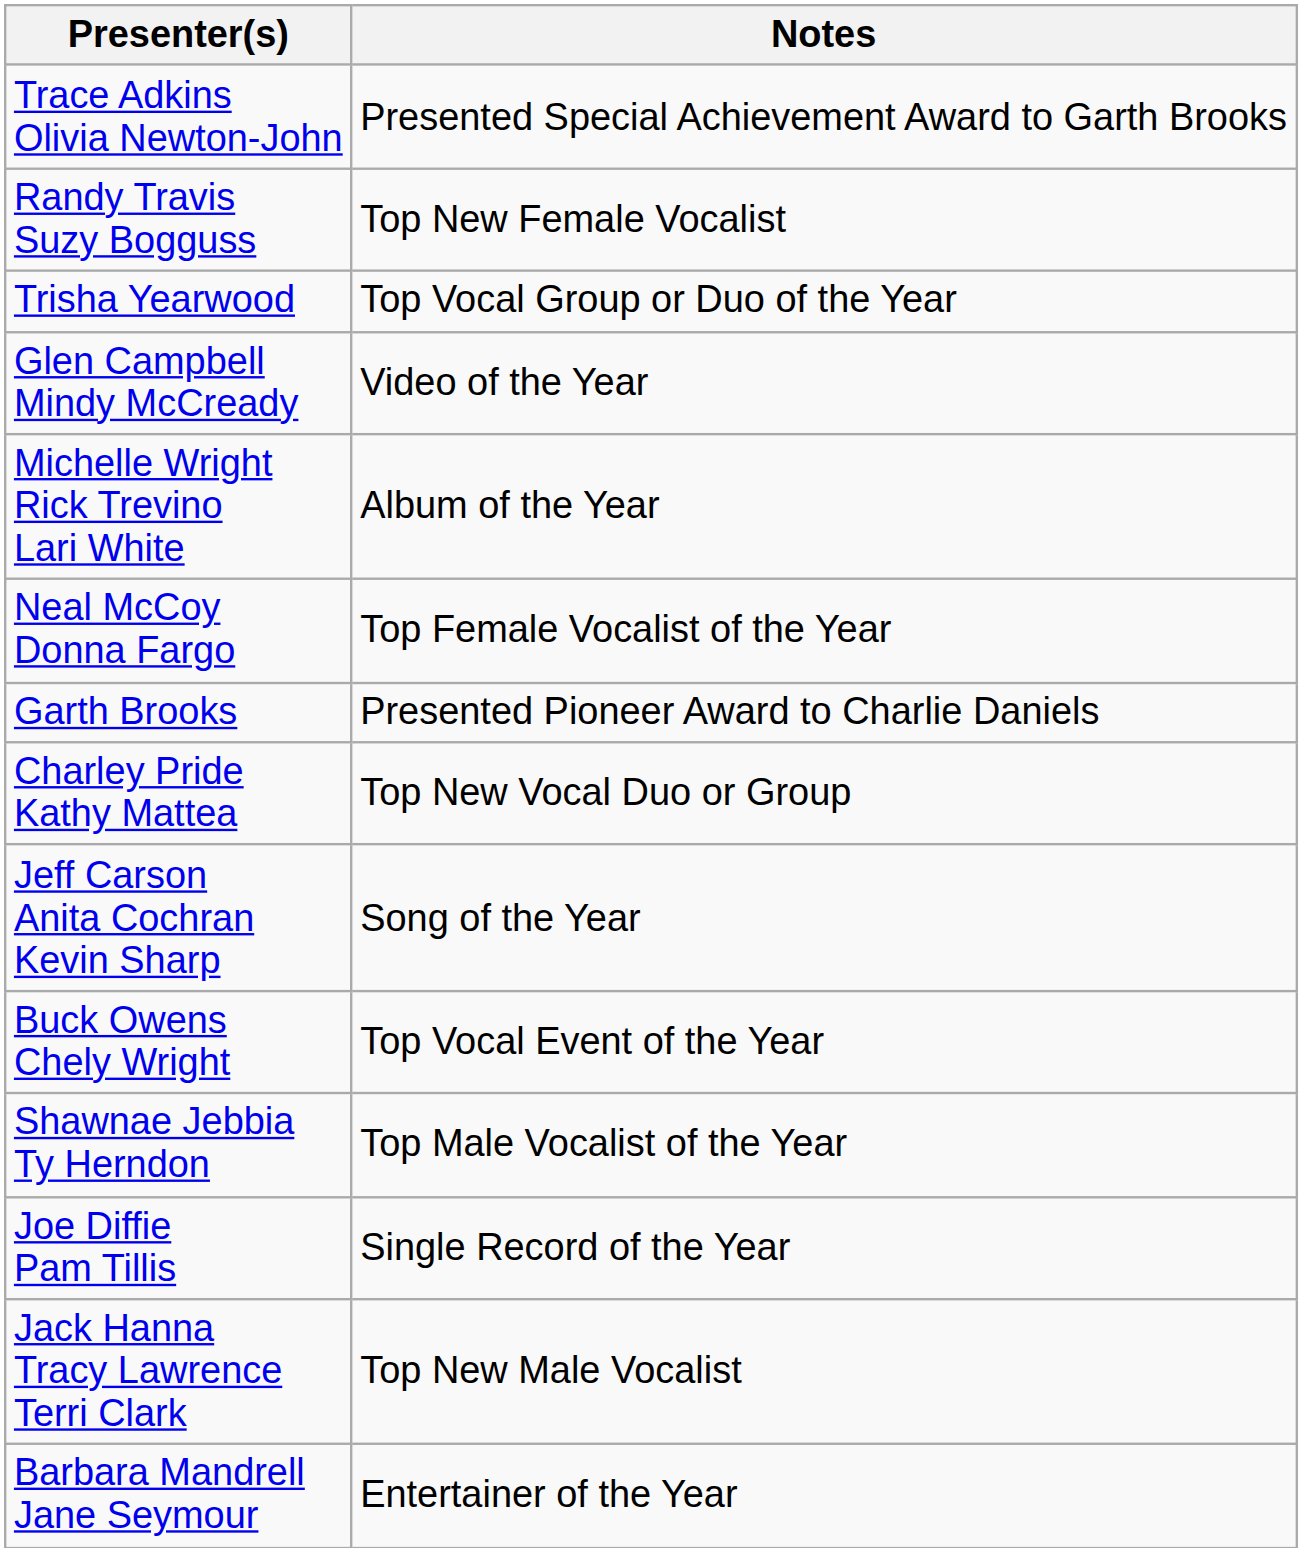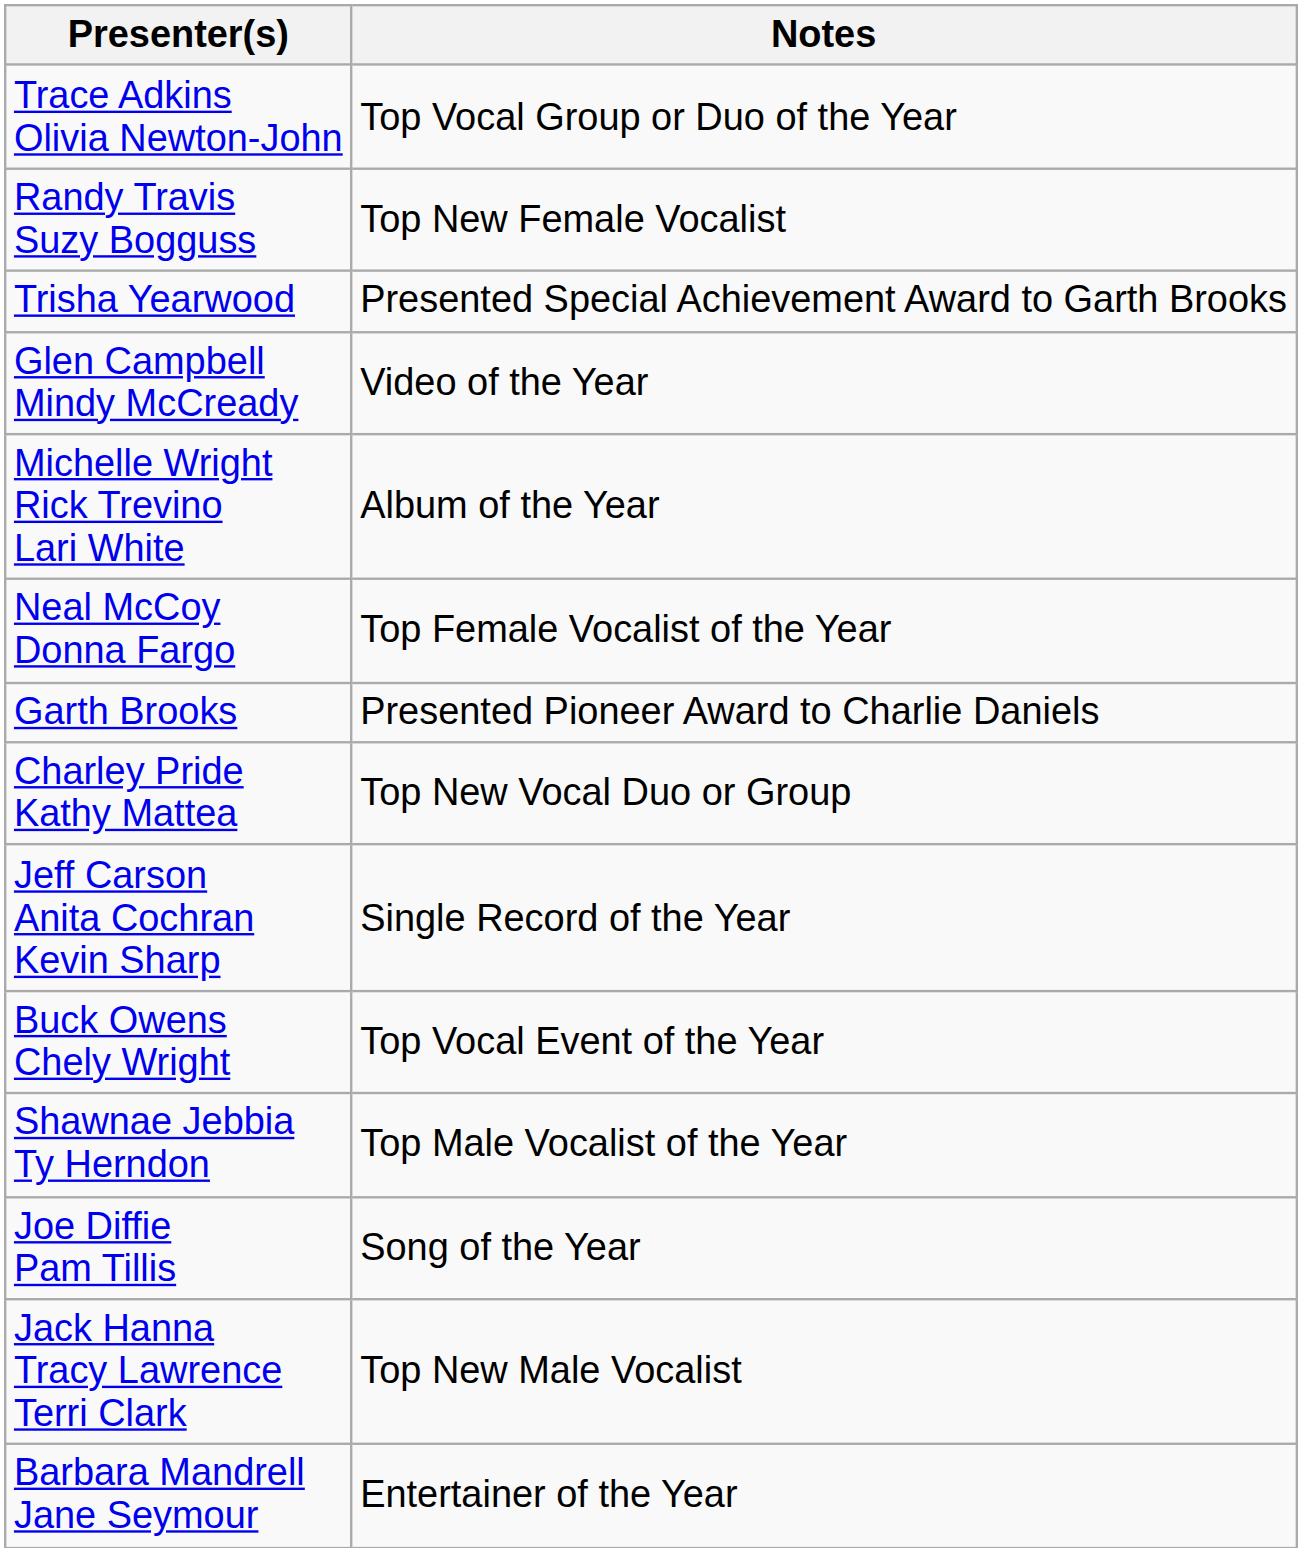(824, 116) Presented Special Achievement Award to Garth Brooks -> (659, 116) Top Vocal Group or Duo of the Year
(659, 300) Top Vocal Group or Duo of the Year -> (824, 300) Presented Special Achievement Award to Garth Brooks
(500, 917) Song of the Year -> (575, 917) Single Record of the Year
(575, 1246) Single Record of the Year -> (500, 1246) Song of the Year
